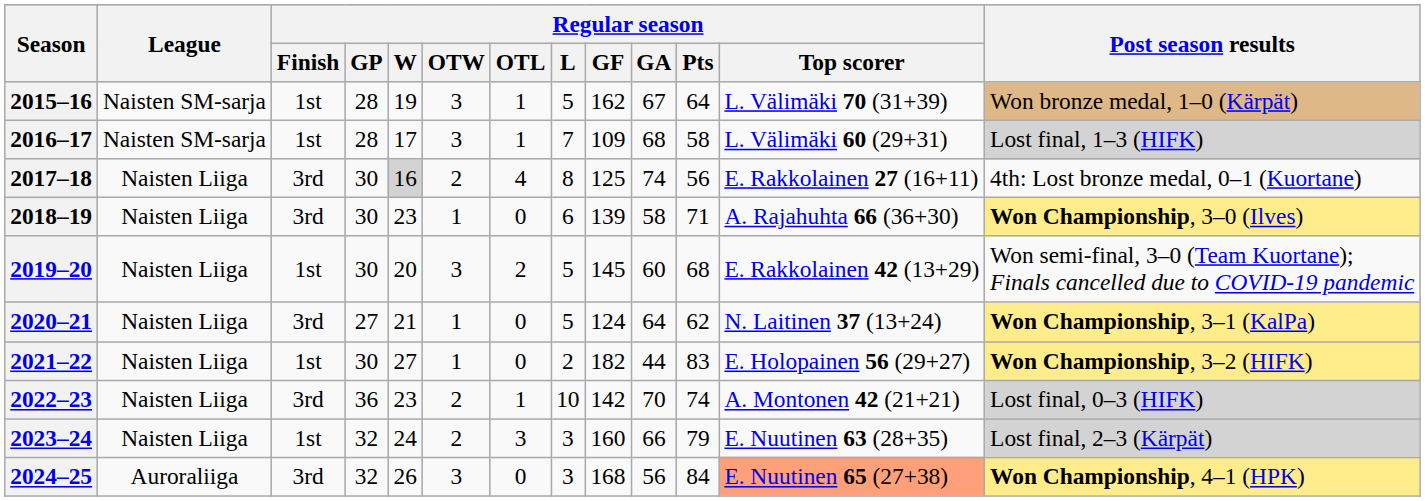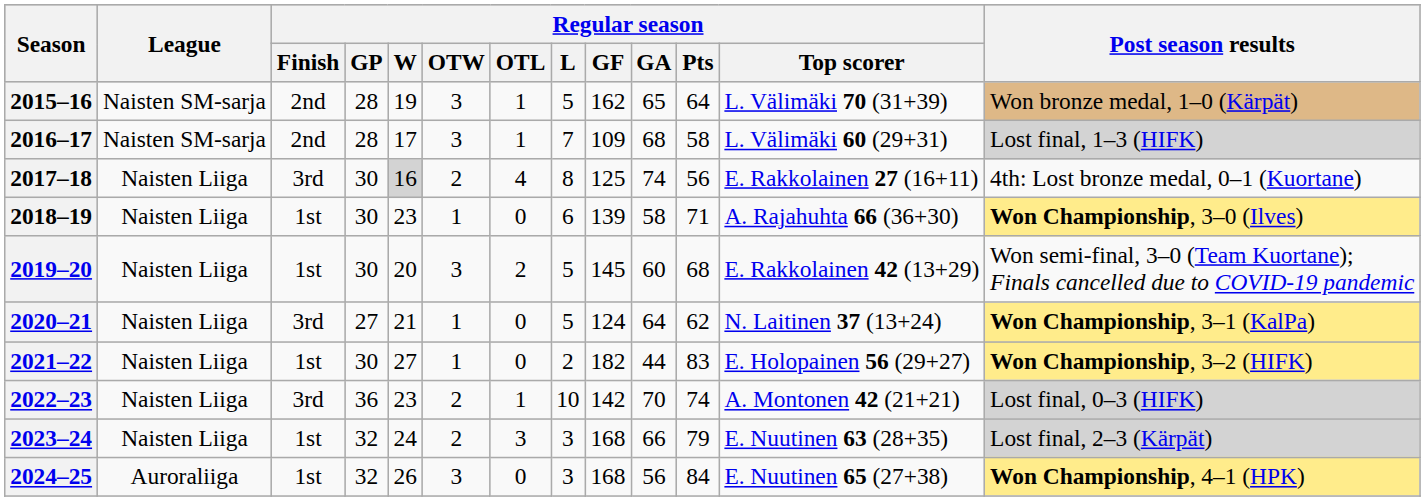(308, 101) 1st -> (308, 101) 2nd
(654, 101) 67 -> (654, 101) 65
(308, 139) 1st -> (308, 139) 2nd
(308, 216) 3rd -> (308, 216) 1st
(608, 437) 160 -> (608, 437) 168
(308, 476) 3rd -> (308, 476) 1st
(836, 476) lightsalmon background -> (836, 476) no background
